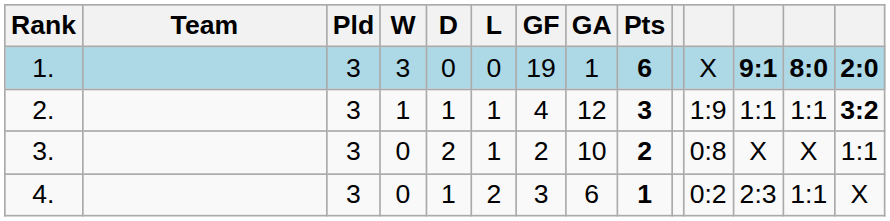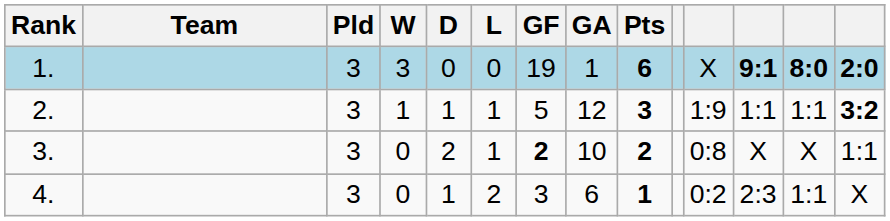(541, 109) 4 -> (541, 109) 5
(541, 151) normal -> (541, 151) bold
